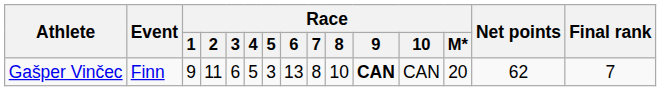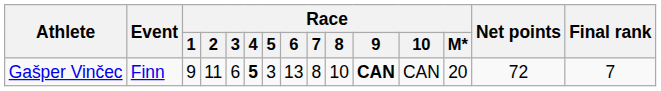(253, 72) normal -> (253, 72) bold
(518, 72) 62 -> (518, 72) 72
